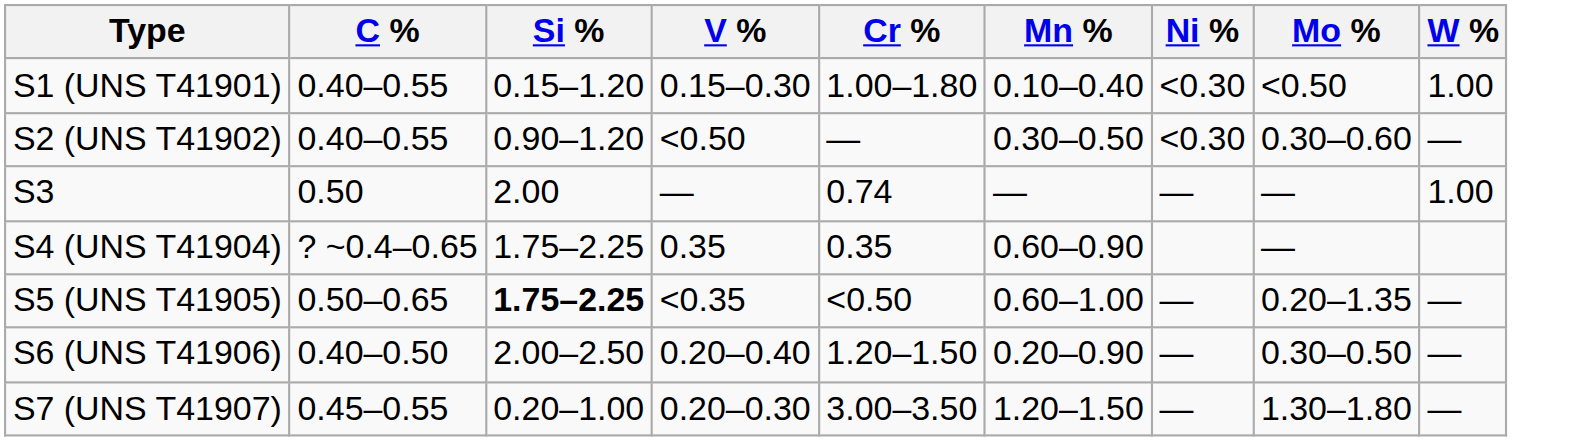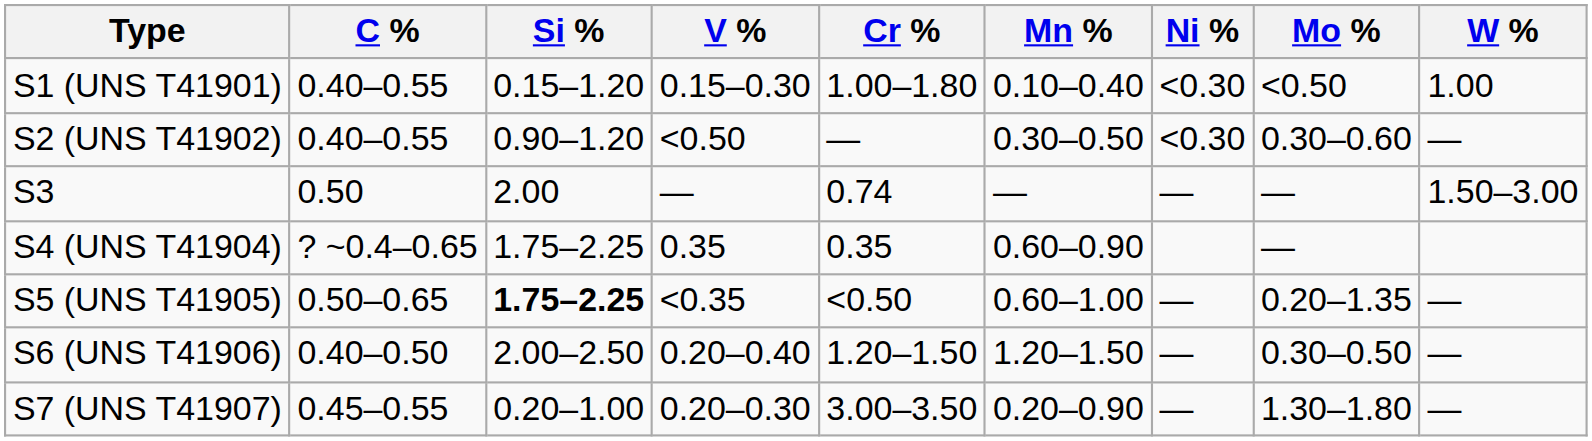(1460, 192) 1.00 -> (1503, 192) 1.50–3.00
(1068, 354) 0.20–0.90 -> (1068, 354) 1.20–1.50
(1068, 407) 1.20–1.50 -> (1068, 407) 0.20–0.90
